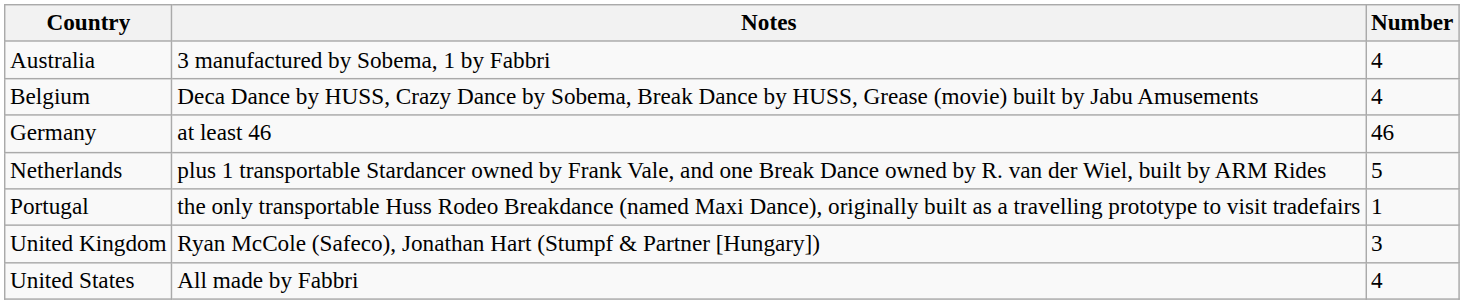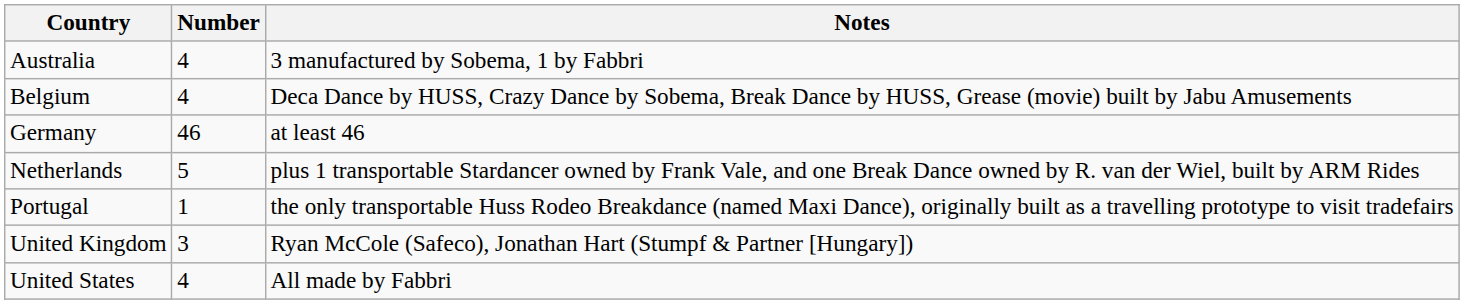columns swapped: (1412, 22) <-> (769, 22)
